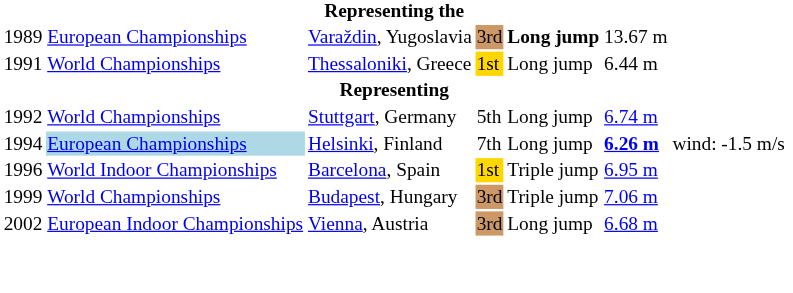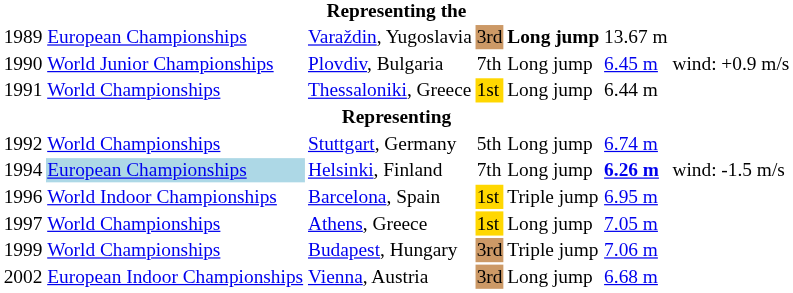+ row: (376, 63)
+ row: (368, 223)
